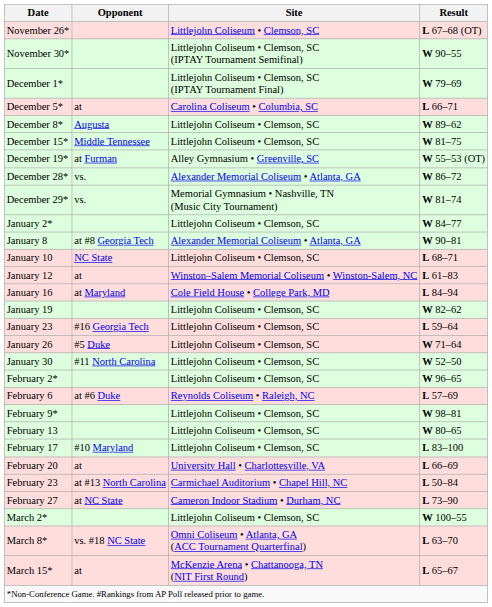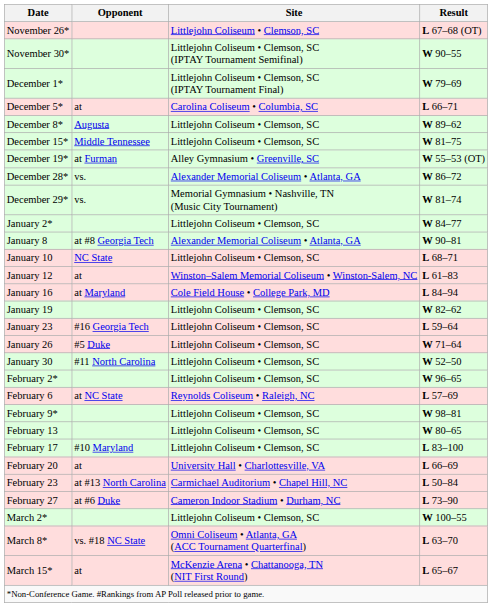(97, 396) at #6 Duke -> (98, 396) at NC State
(98, 500) at NC State -> (97, 500) at #6 Duke
